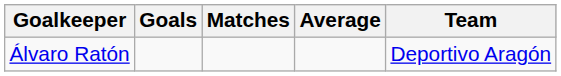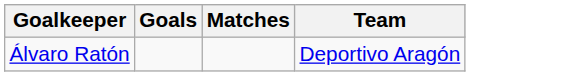- column: (340, 20)
